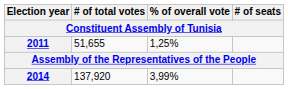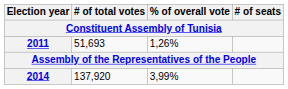(89, 44) 51,655 -> (89, 44) 51,693
(164, 44) 1,25% -> (164, 44) 1,26%
